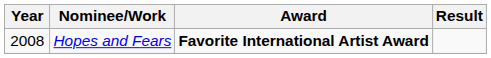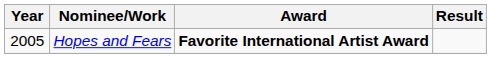(27, 41) 2008 -> (27, 41) 2005
